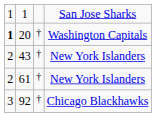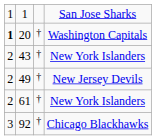+ row: (25, 79)
